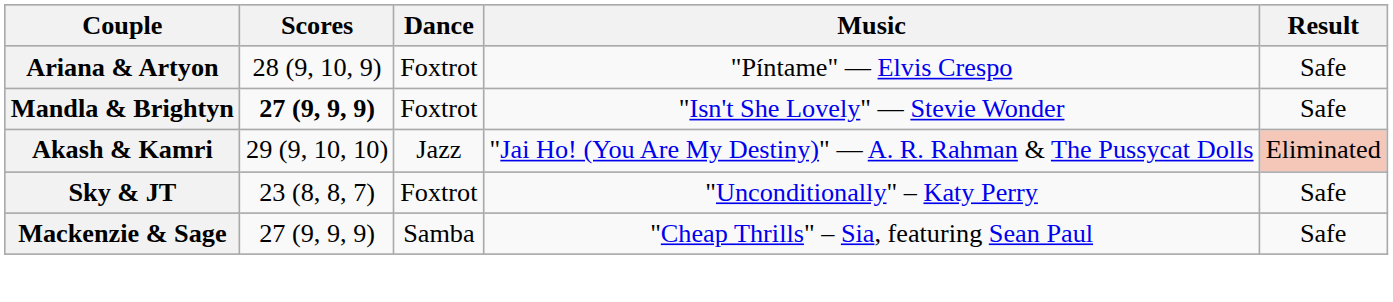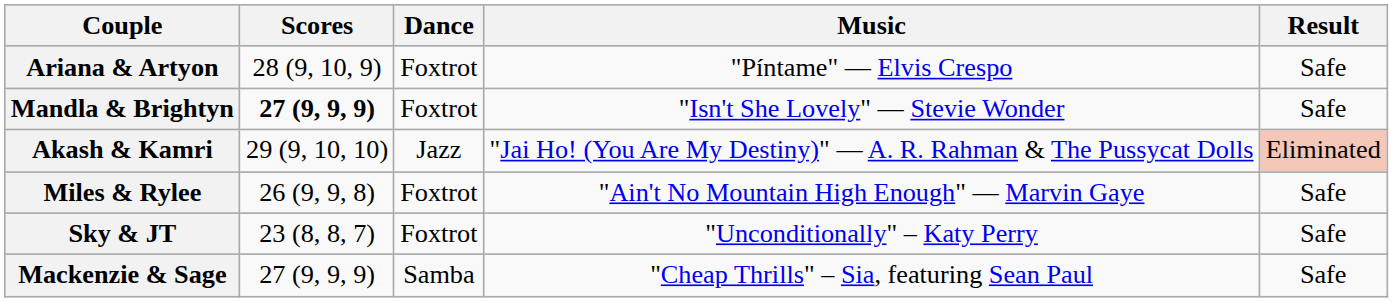+ row: (122, 191)
